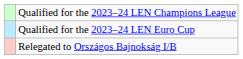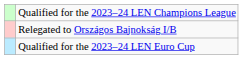rows swapped: (107, 29) <-> (97, 46)
